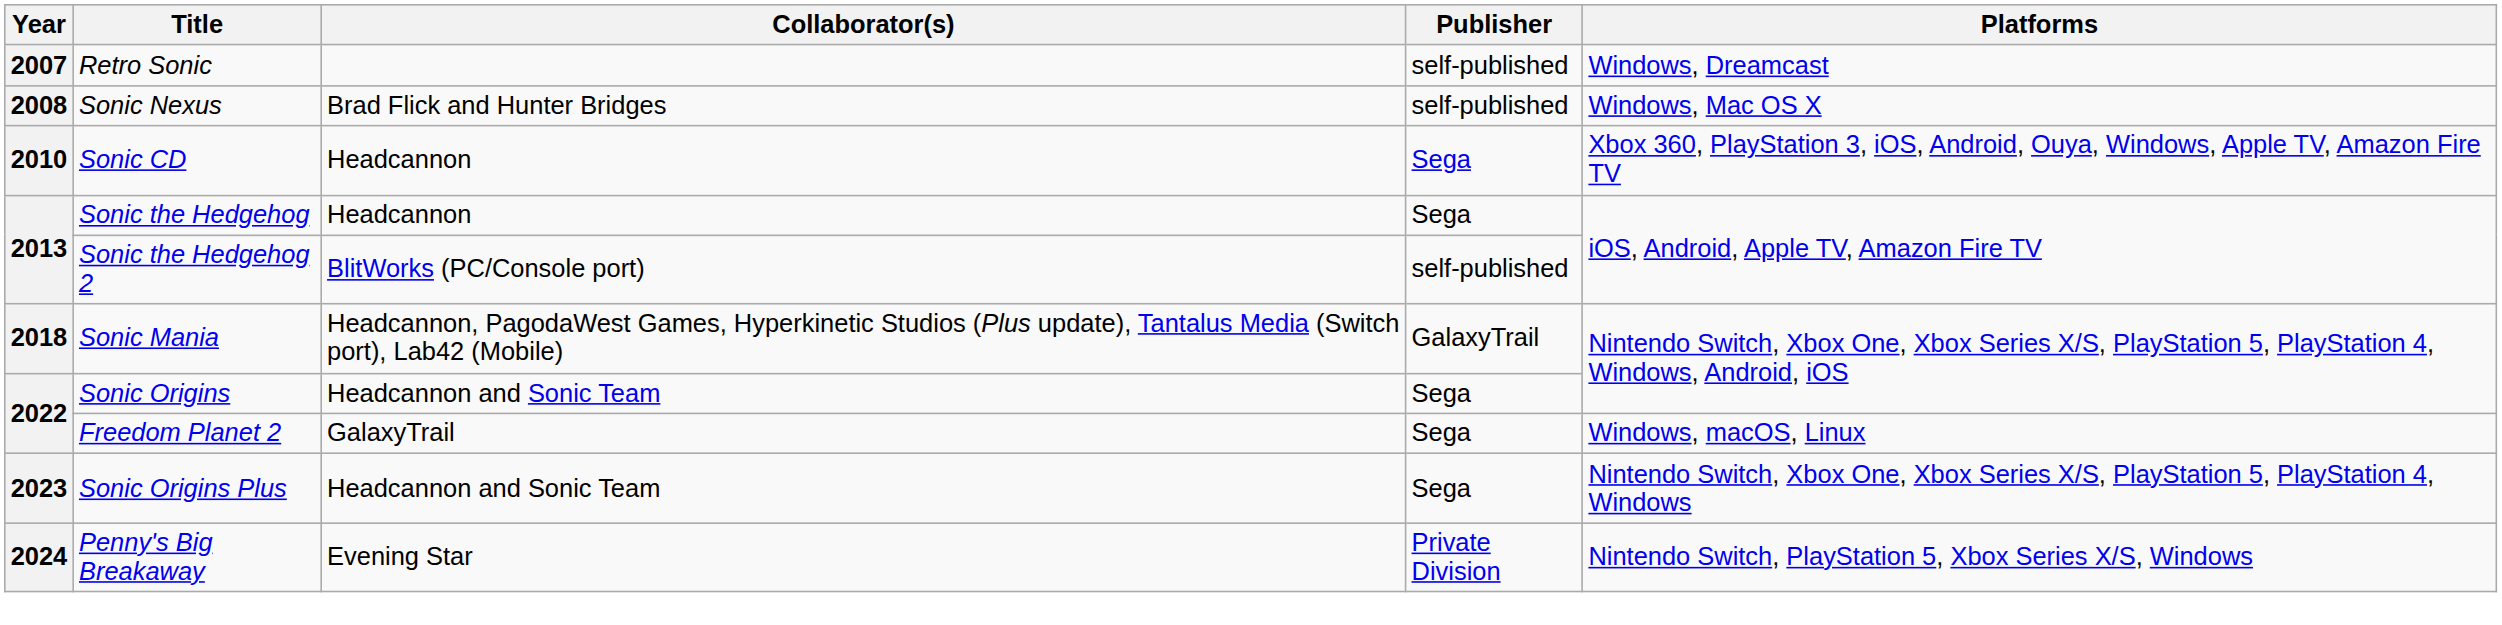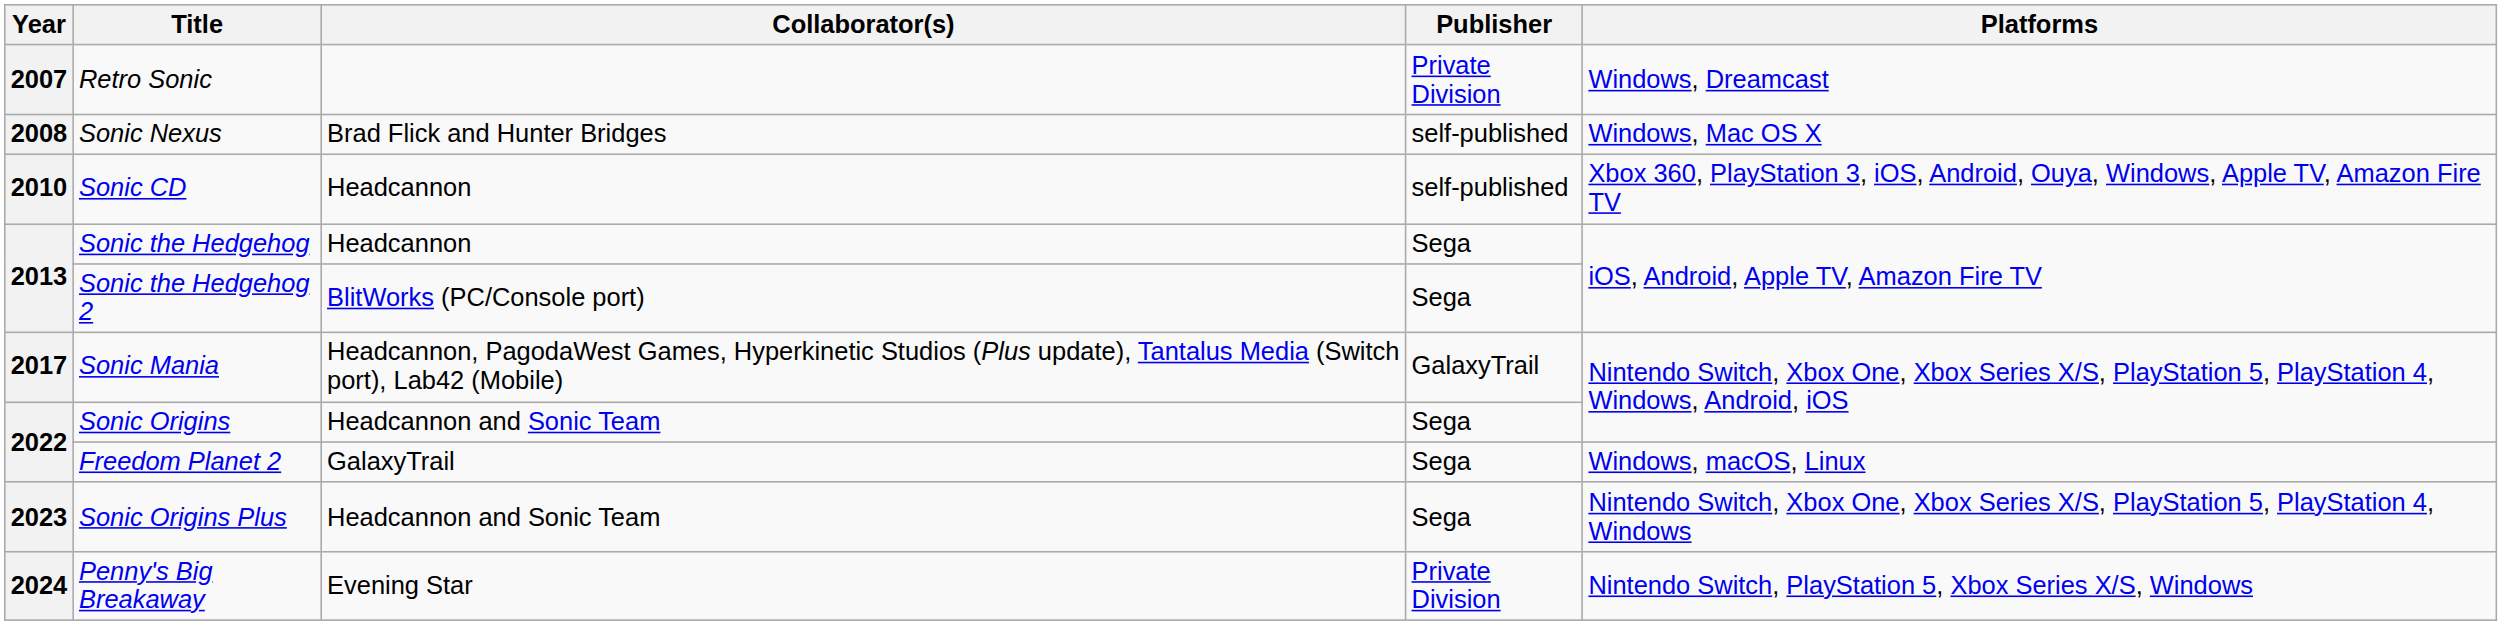(1490, 65) self-published -> (1456, 79) Private Division
(1441, 160) Sega -> (1490, 188) self-published
(1490, 269) self-published -> (1441, 297) Sega
(39, 338) 2018 -> (39, 366) 2017
